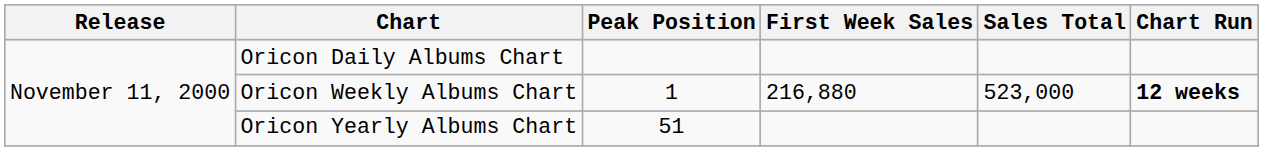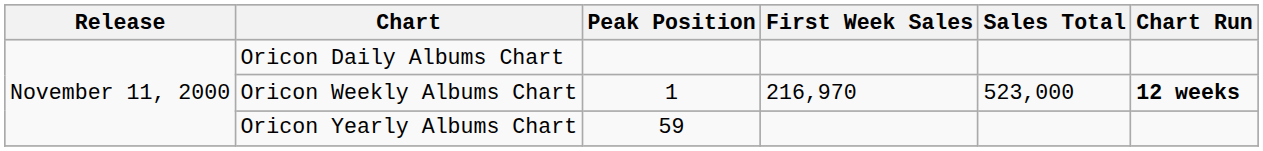(811, 93) 216,880 -> (811, 93) 216,970
(672, 128) 51 -> (672, 128) 59
